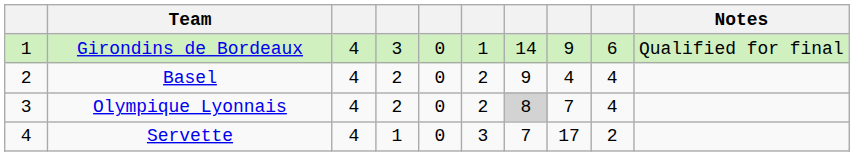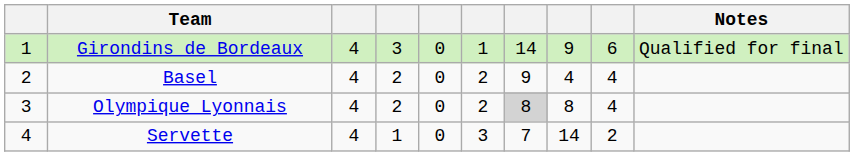(569, 107) 7 -> (569, 107) 8
(569, 136) 17 -> (569, 136) 14
